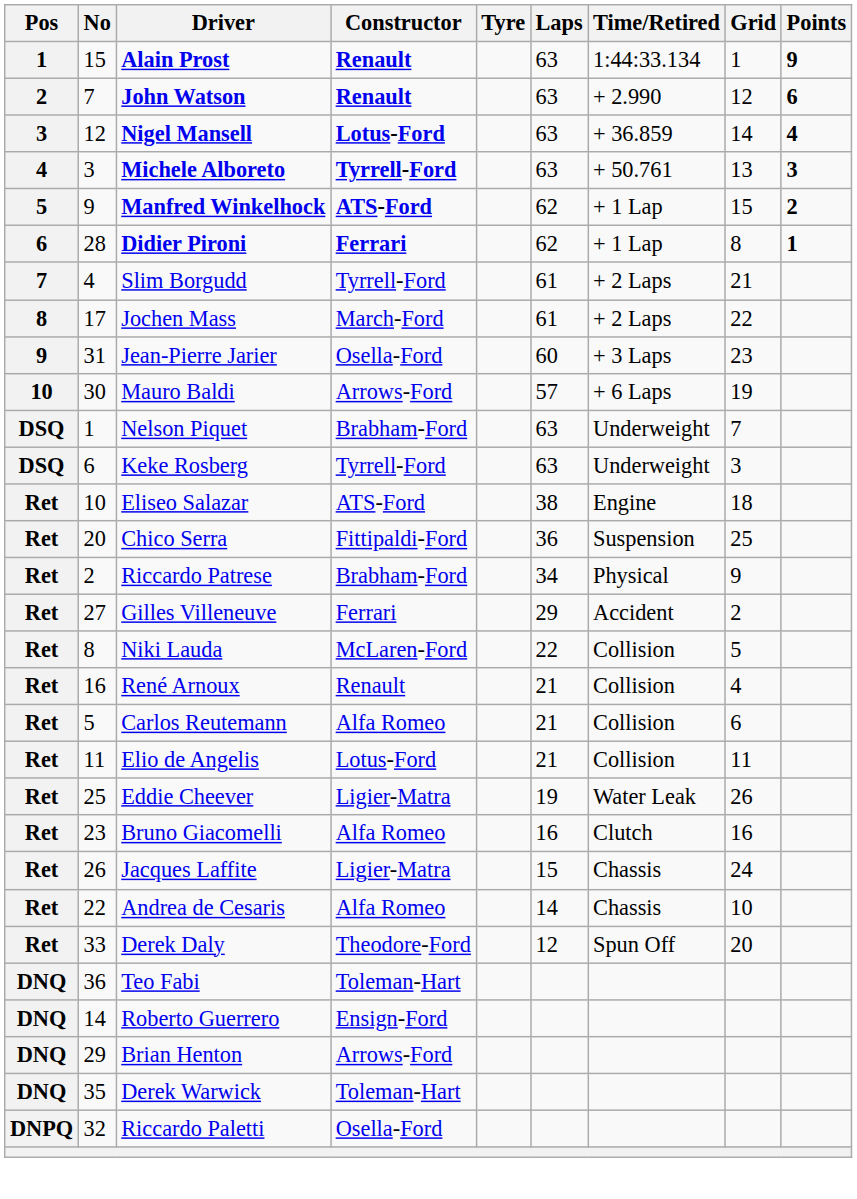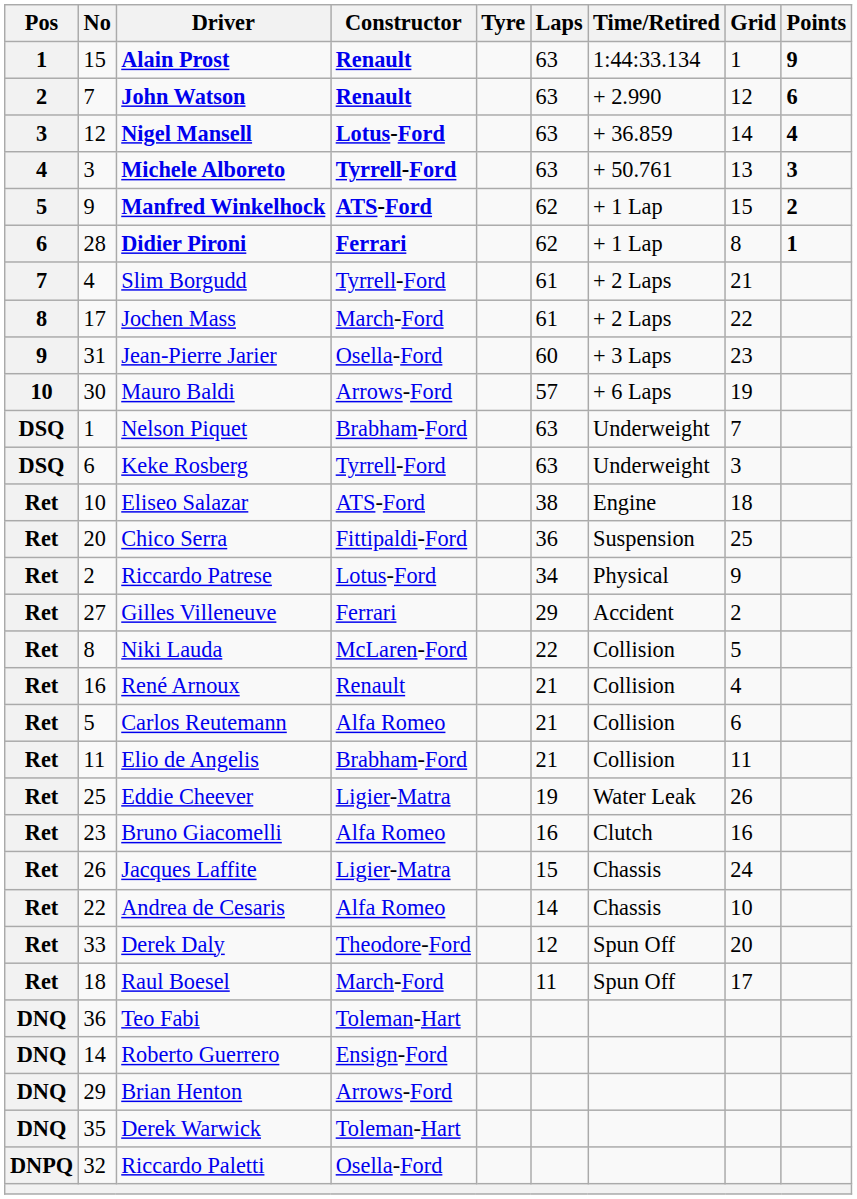(401, 575) Brabham-Ford -> (386, 575) Lotus-Ford
(386, 759) Lotus-Ford -> (401, 759) Brabham-Ford
+ row: (175, 980)
